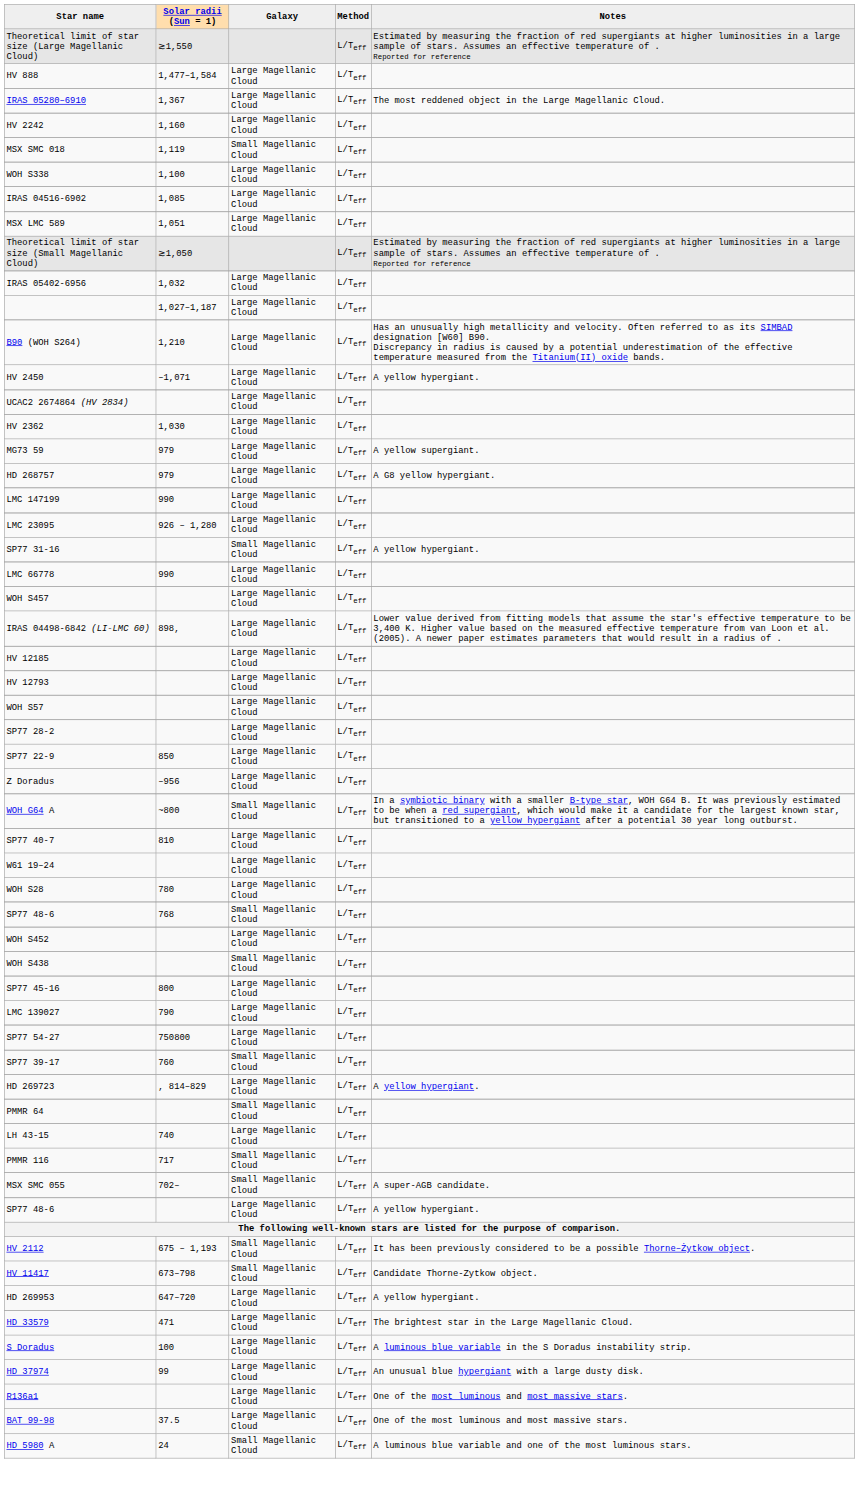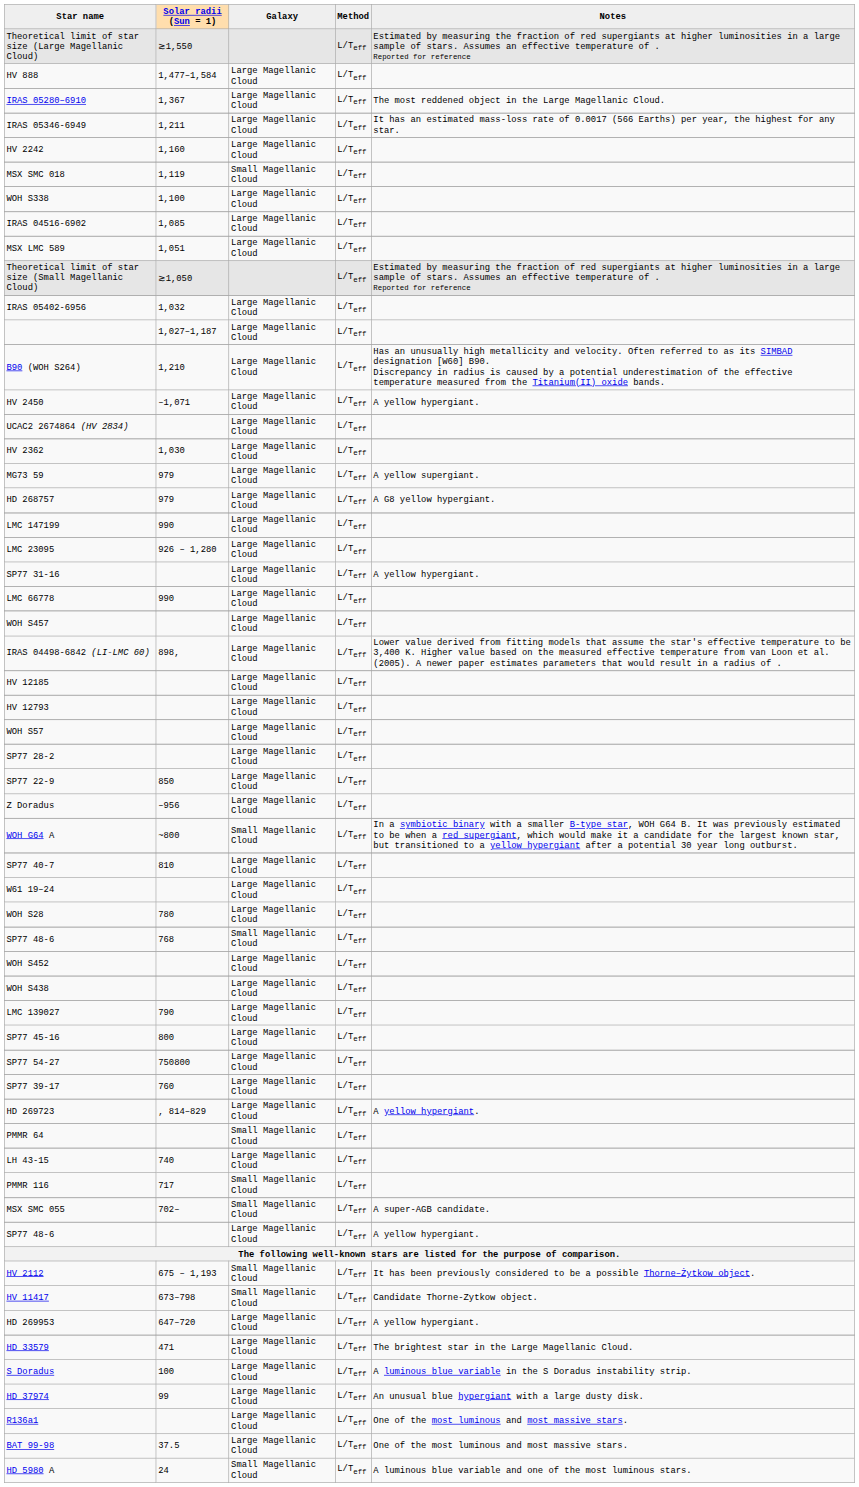+ row: (46, 125)
(274, 550) Small Magellanic Cloud -> (274, 574) Large Magellanic Cloud
(274, 964) Small Magellanic Cloud -> (274, 988) Large Magellanic Cloud
rows swapped: (33, 1013) <-> (33, 988)
(274, 1062) Small Magellanic Cloud -> (274, 1087) Large Magellanic Cloud
